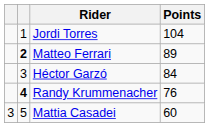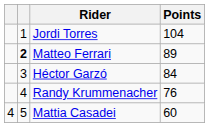(23, 93) bold -> (23, 93) normal
(11, 113) 3 -> (11, 113) 4
